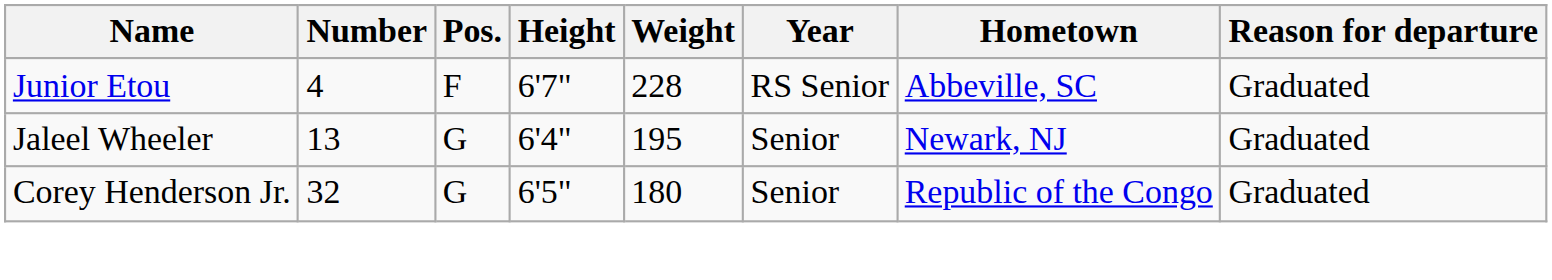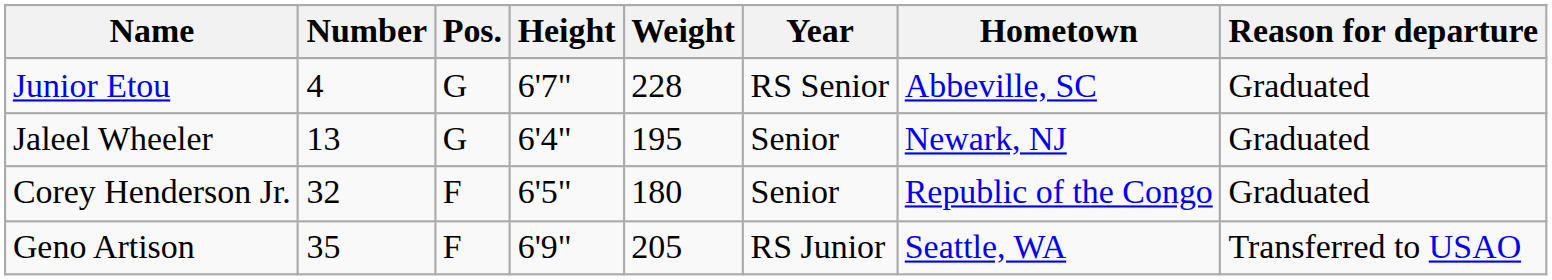(452, 85) F -> (455, 85) G
(455, 192) G -> (452, 192) F
+ row: (104, 246)
